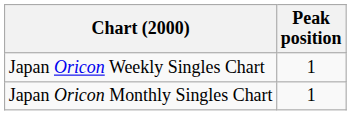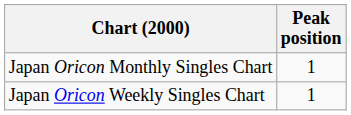rows swapped: (137, 67) <-> (141, 95)
